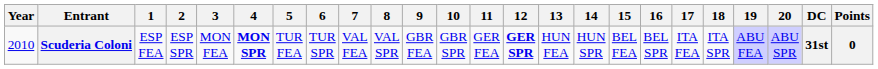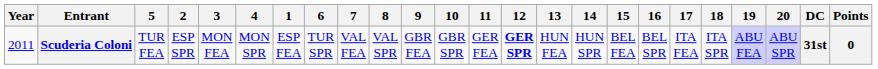columns swapped: (151, 15) <-> (289, 15)
(21, 44) 2010 -> (21, 44) 2011
(254, 44) bold -> (254, 44) normal
